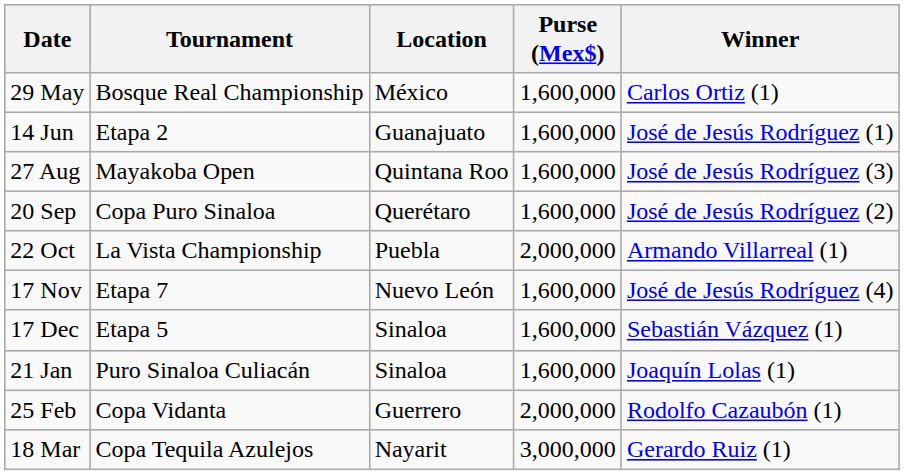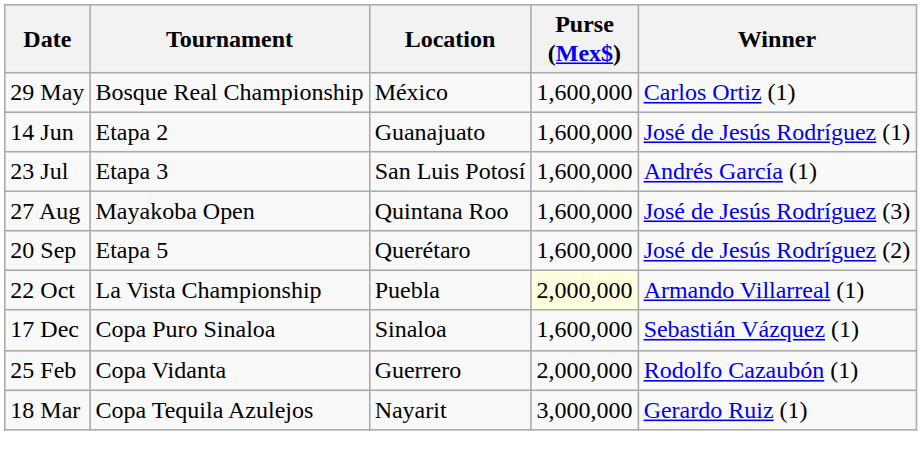+ row: (39, 171)
(186, 211) Copa Puro Sinaloa -> (132, 250) Etapa 5
(568, 250) no background -> (584, 290) lightyellow background
- row: (46, 290)
(132, 330) Etapa 5 -> (186, 330) Copa Puro Sinaloa
- row: (41, 369)
